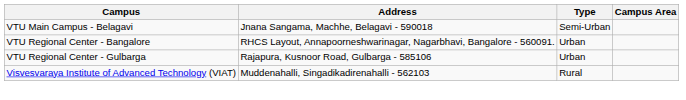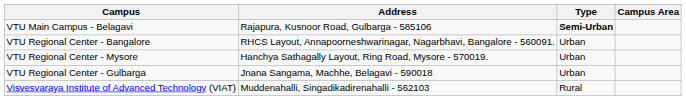(336, 27) Jnana Sangama, Machhe, Belagavi - 590018 -> (336, 27) Rajapura, Kusnoor Road, Gulbarga - 585106
(585, 27) normal -> (586, 27) bold
+ row: (72, 57)
(336, 57) Rajapura, Kusnoor Road, Gulbarga - 585106 -> (336, 73) Jnana Sangama, Machhe, Belagavi - 590018
